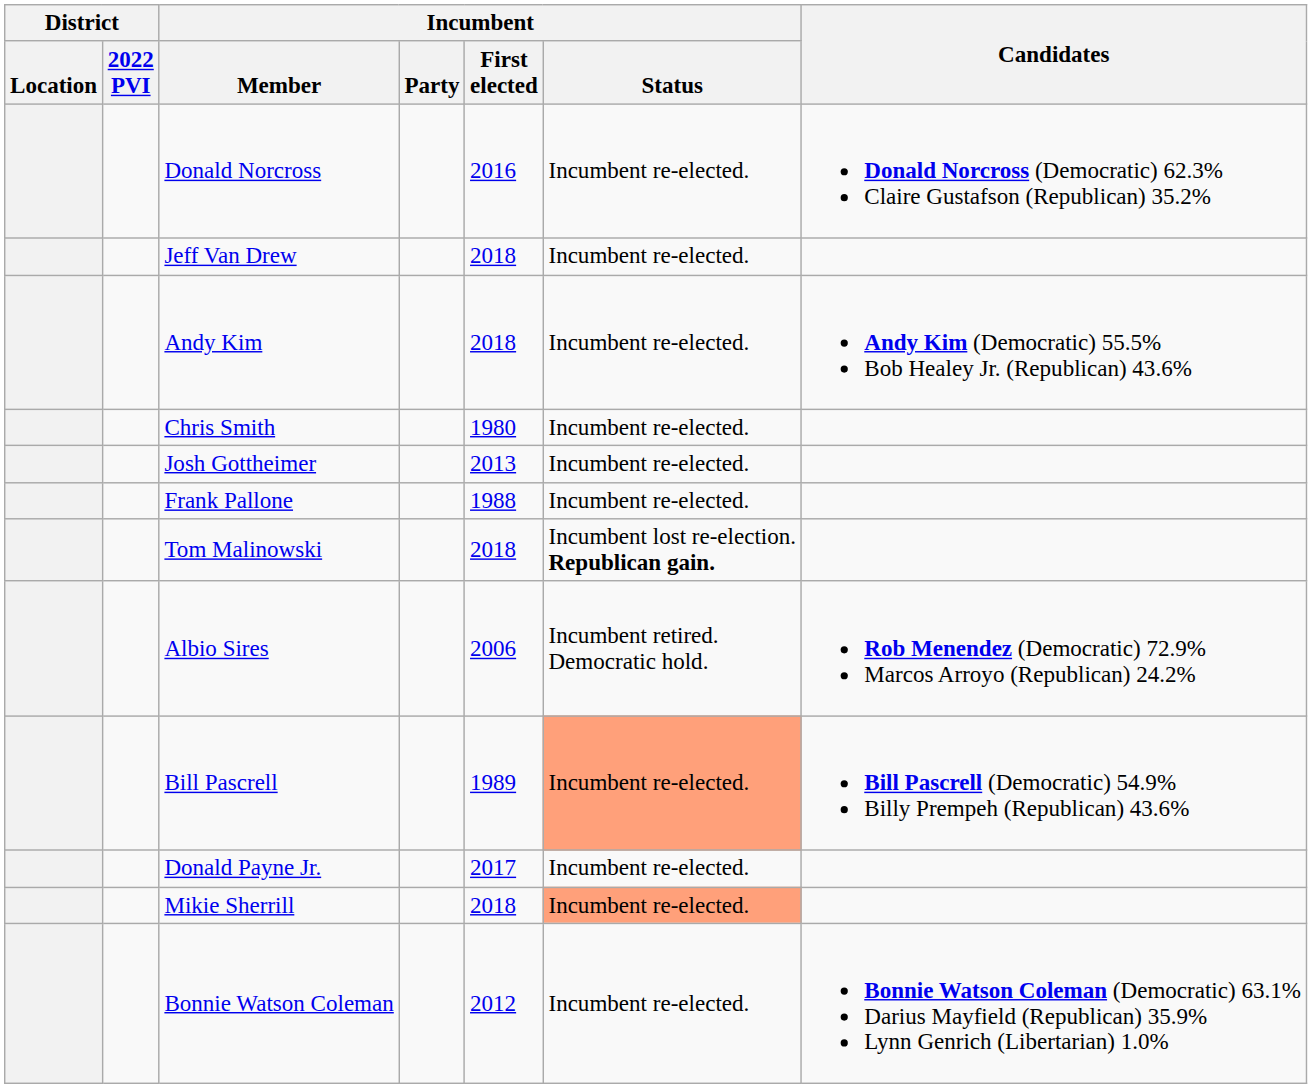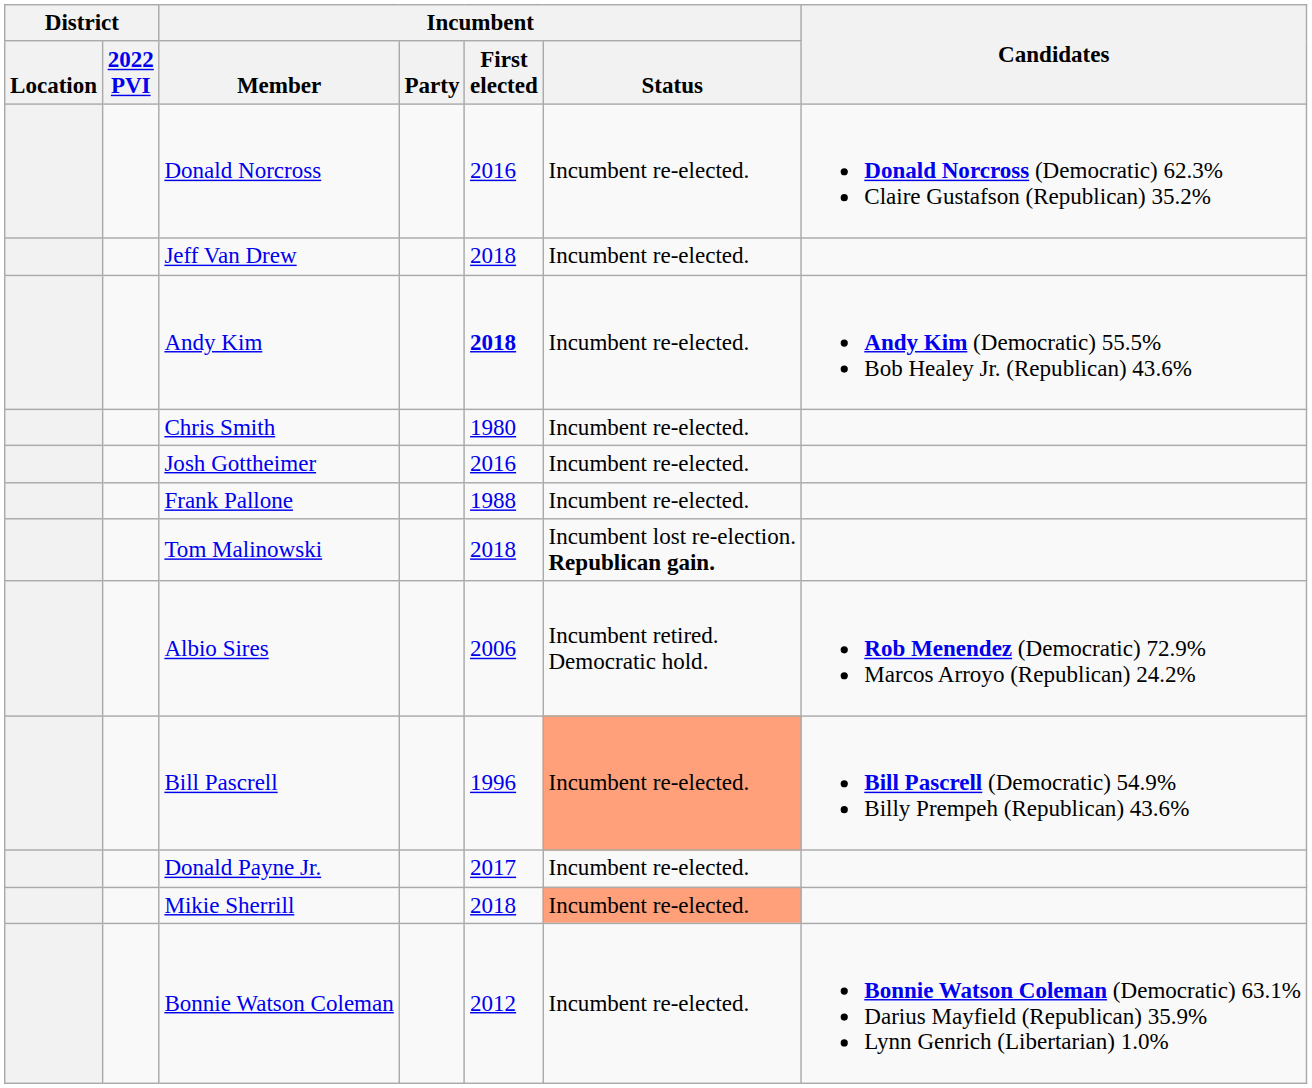(493, 341) normal -> (493, 341) bold
(493, 463) 2013 -> (493, 463) 2016
(493, 782) 1989 -> (493, 782) 1996
